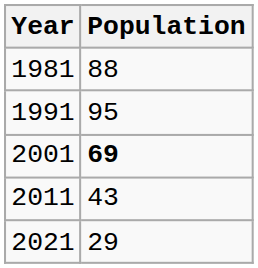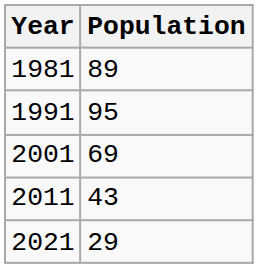(103, 70) 88 -> (103, 70) 89
(103, 156) bold -> (103, 156) normal
